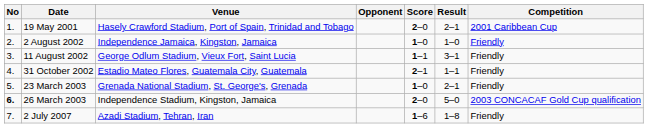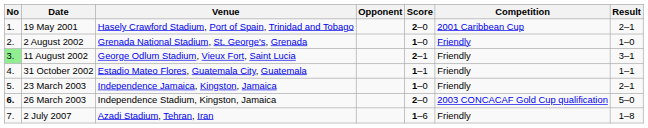columns swapped: (452, 11) <-> (556, 11)
(187, 41) Independence Jamaica, Kingston, Jamaica -> (203, 41) Grenada National Stadium, St. George's, Grenada
(10, 56) no background -> (10, 56) lightgreen background
(420, 56) 1–1 -> (420, 56) 2–1
(420, 71) 2–1 -> (420, 71) 1–1
(203, 85) Grenada National Stadium, St. George's, Grenada -> (187, 85) Independence Jamaica, Kingston, Jamaica
